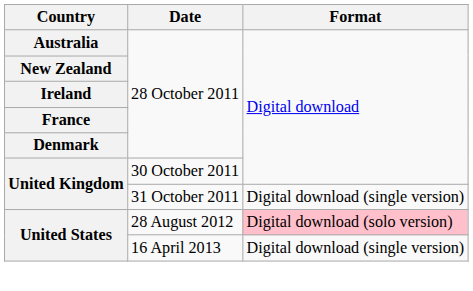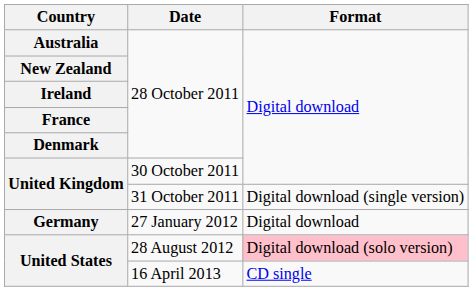+ row: (66, 222)
(355, 247) Digital download (single version) -> (279, 273) CD single
